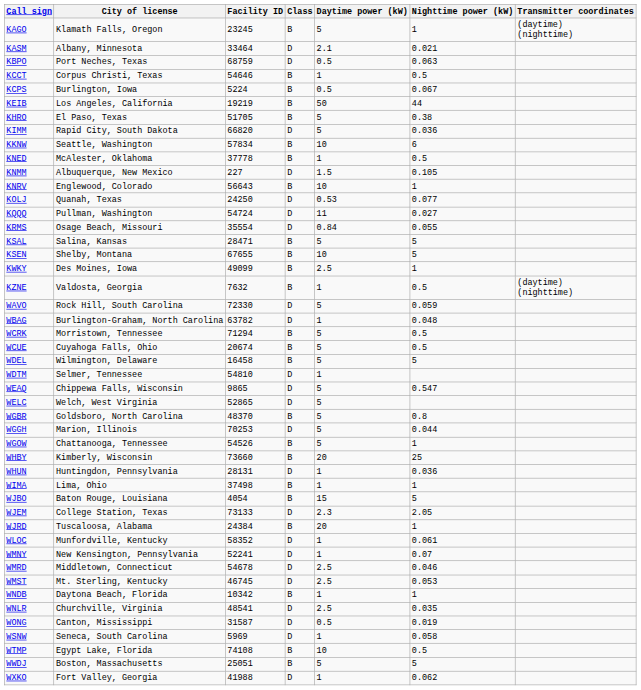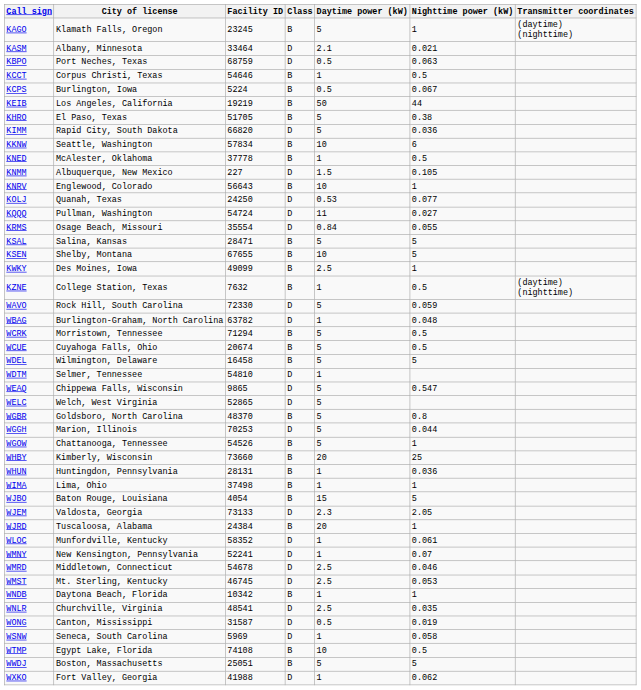(99, 288) Valdosta, Georgia -> (112, 288) College Station, Texas
(290, 471) D -> (290, 471) B
(112, 513) College Station, Texas -> (99, 513) Valdosta, Georgia
